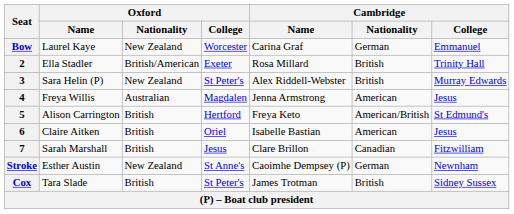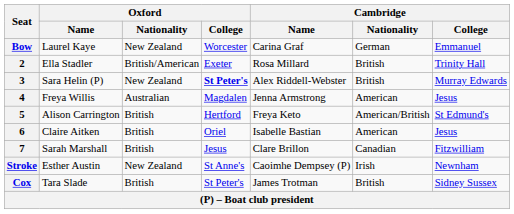(224, 81) normal -> (226, 81) bold
(372, 166) German -> (365, 166) Irish
